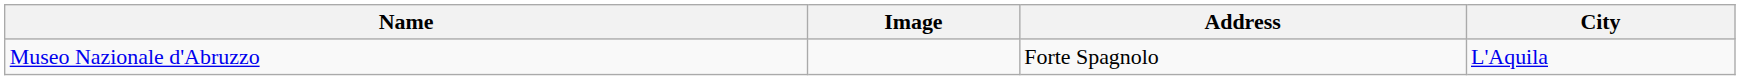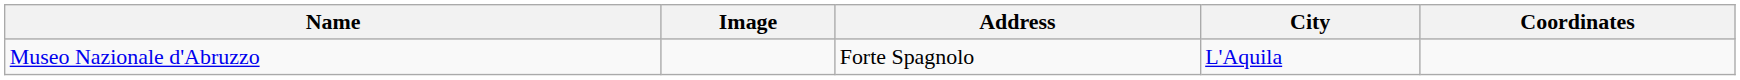+ column: (1578, 21)
